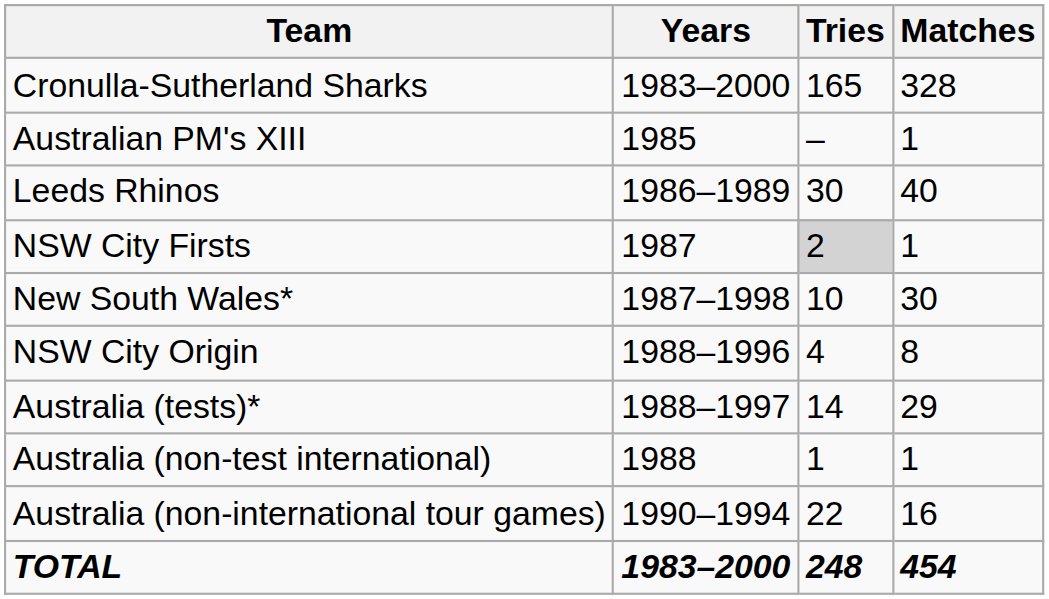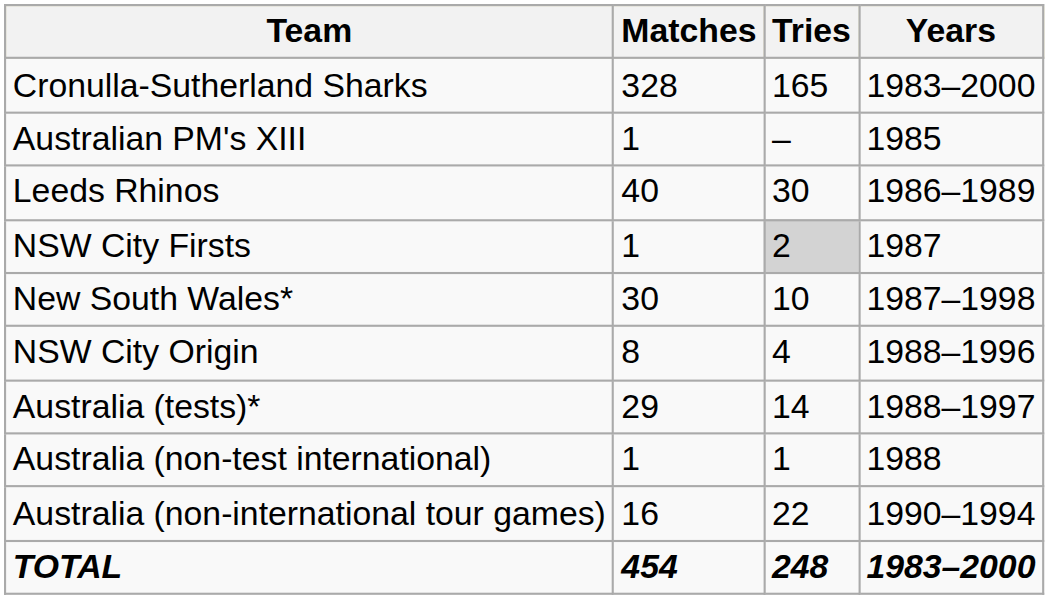columns swapped: (968, 31) <-> (706, 31)
